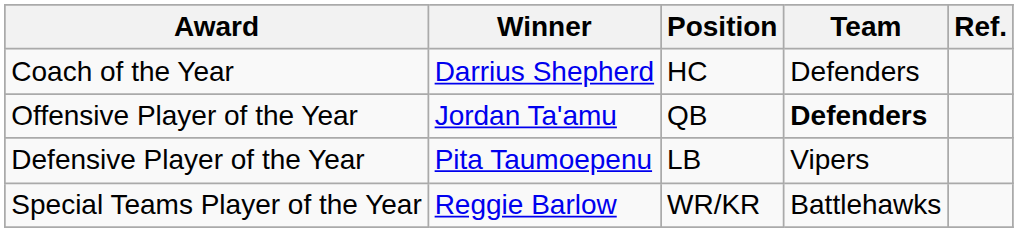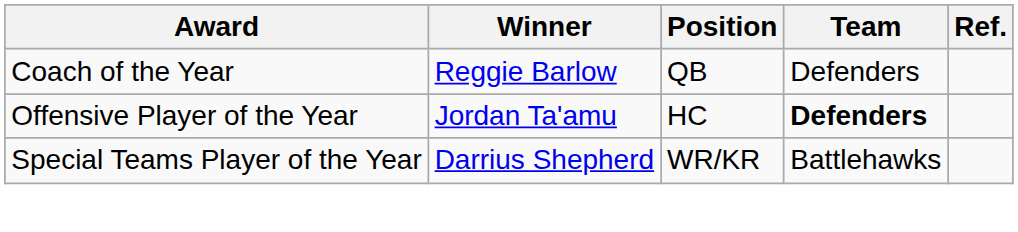(544, 71) Darrius Shepherd -> (526, 71) Reggie Barlow
(687, 71) HC -> (687, 71) QB
(687, 115) QB -> (687, 115) HC
- row: (188, 159)
(526, 204) Reggie Barlow -> (544, 159) Darrius Shepherd
